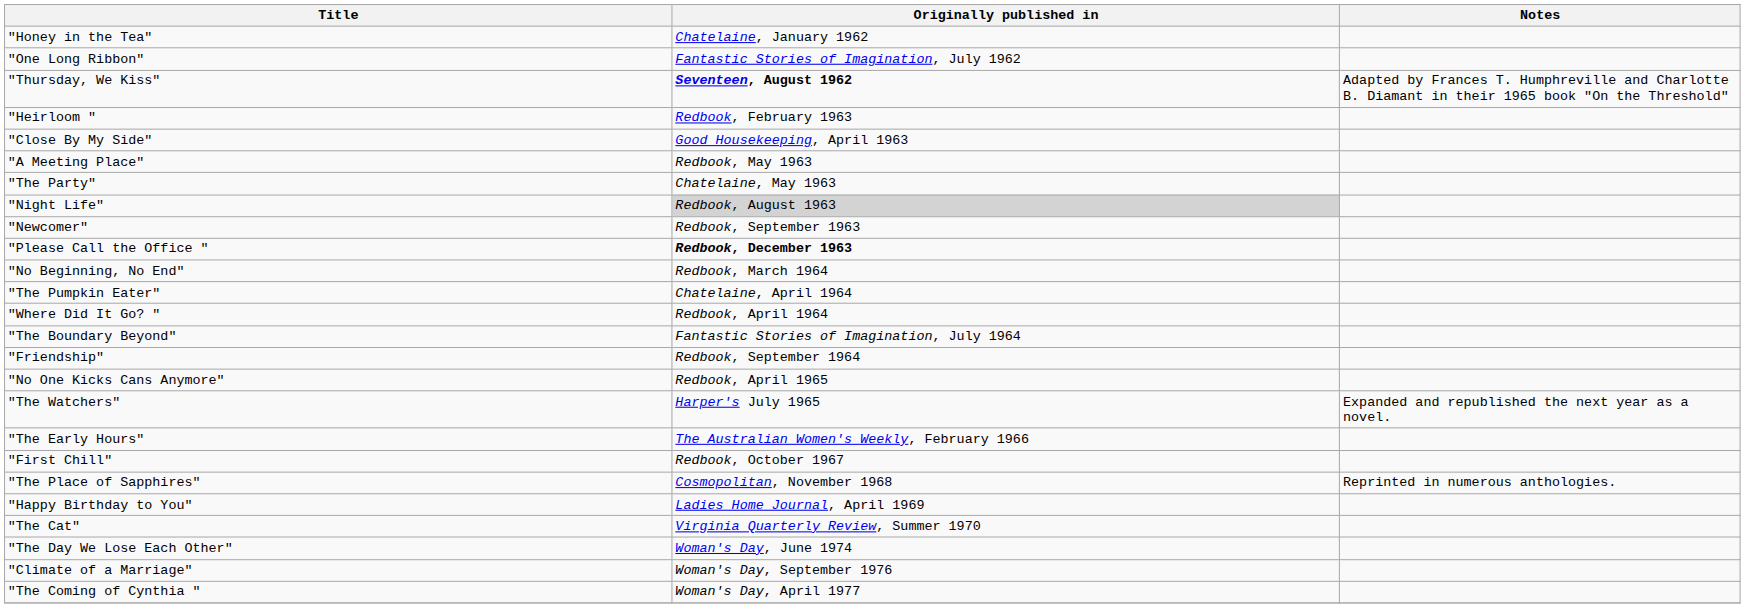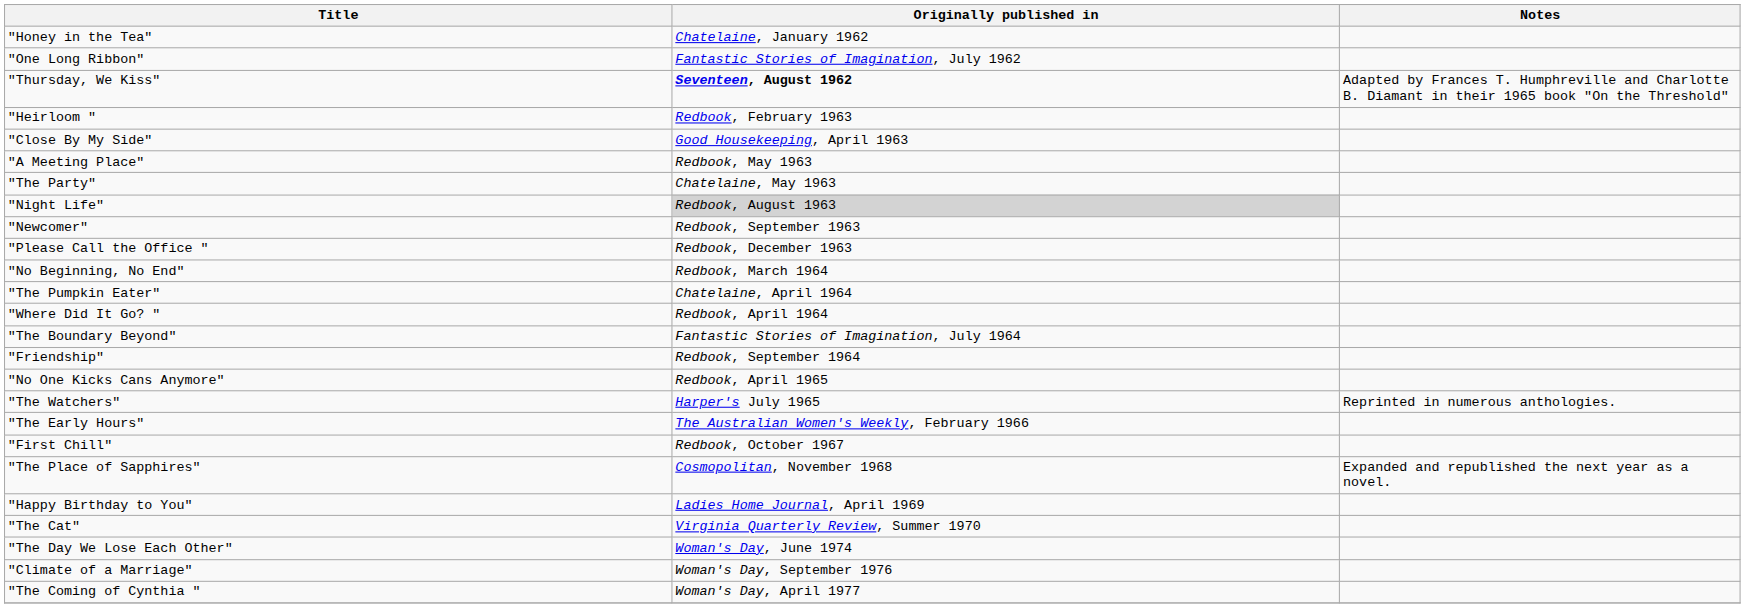(764, 249) bold -> (764, 249) normal
(1516, 410) Expanded and republished the next year as a novel. -> (1480, 402) Reprinted in numerous anthologies.
(1480, 483) Reprinted in numerous anthologies. -> (1516, 475) Expanded and republished the next year as a novel.
